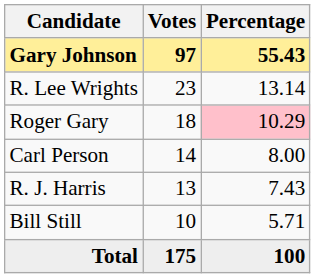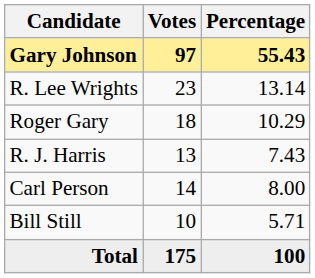(281, 121) pink background -> (281, 121) no background
rows swapped: (59, 155) <-> (58, 188)
